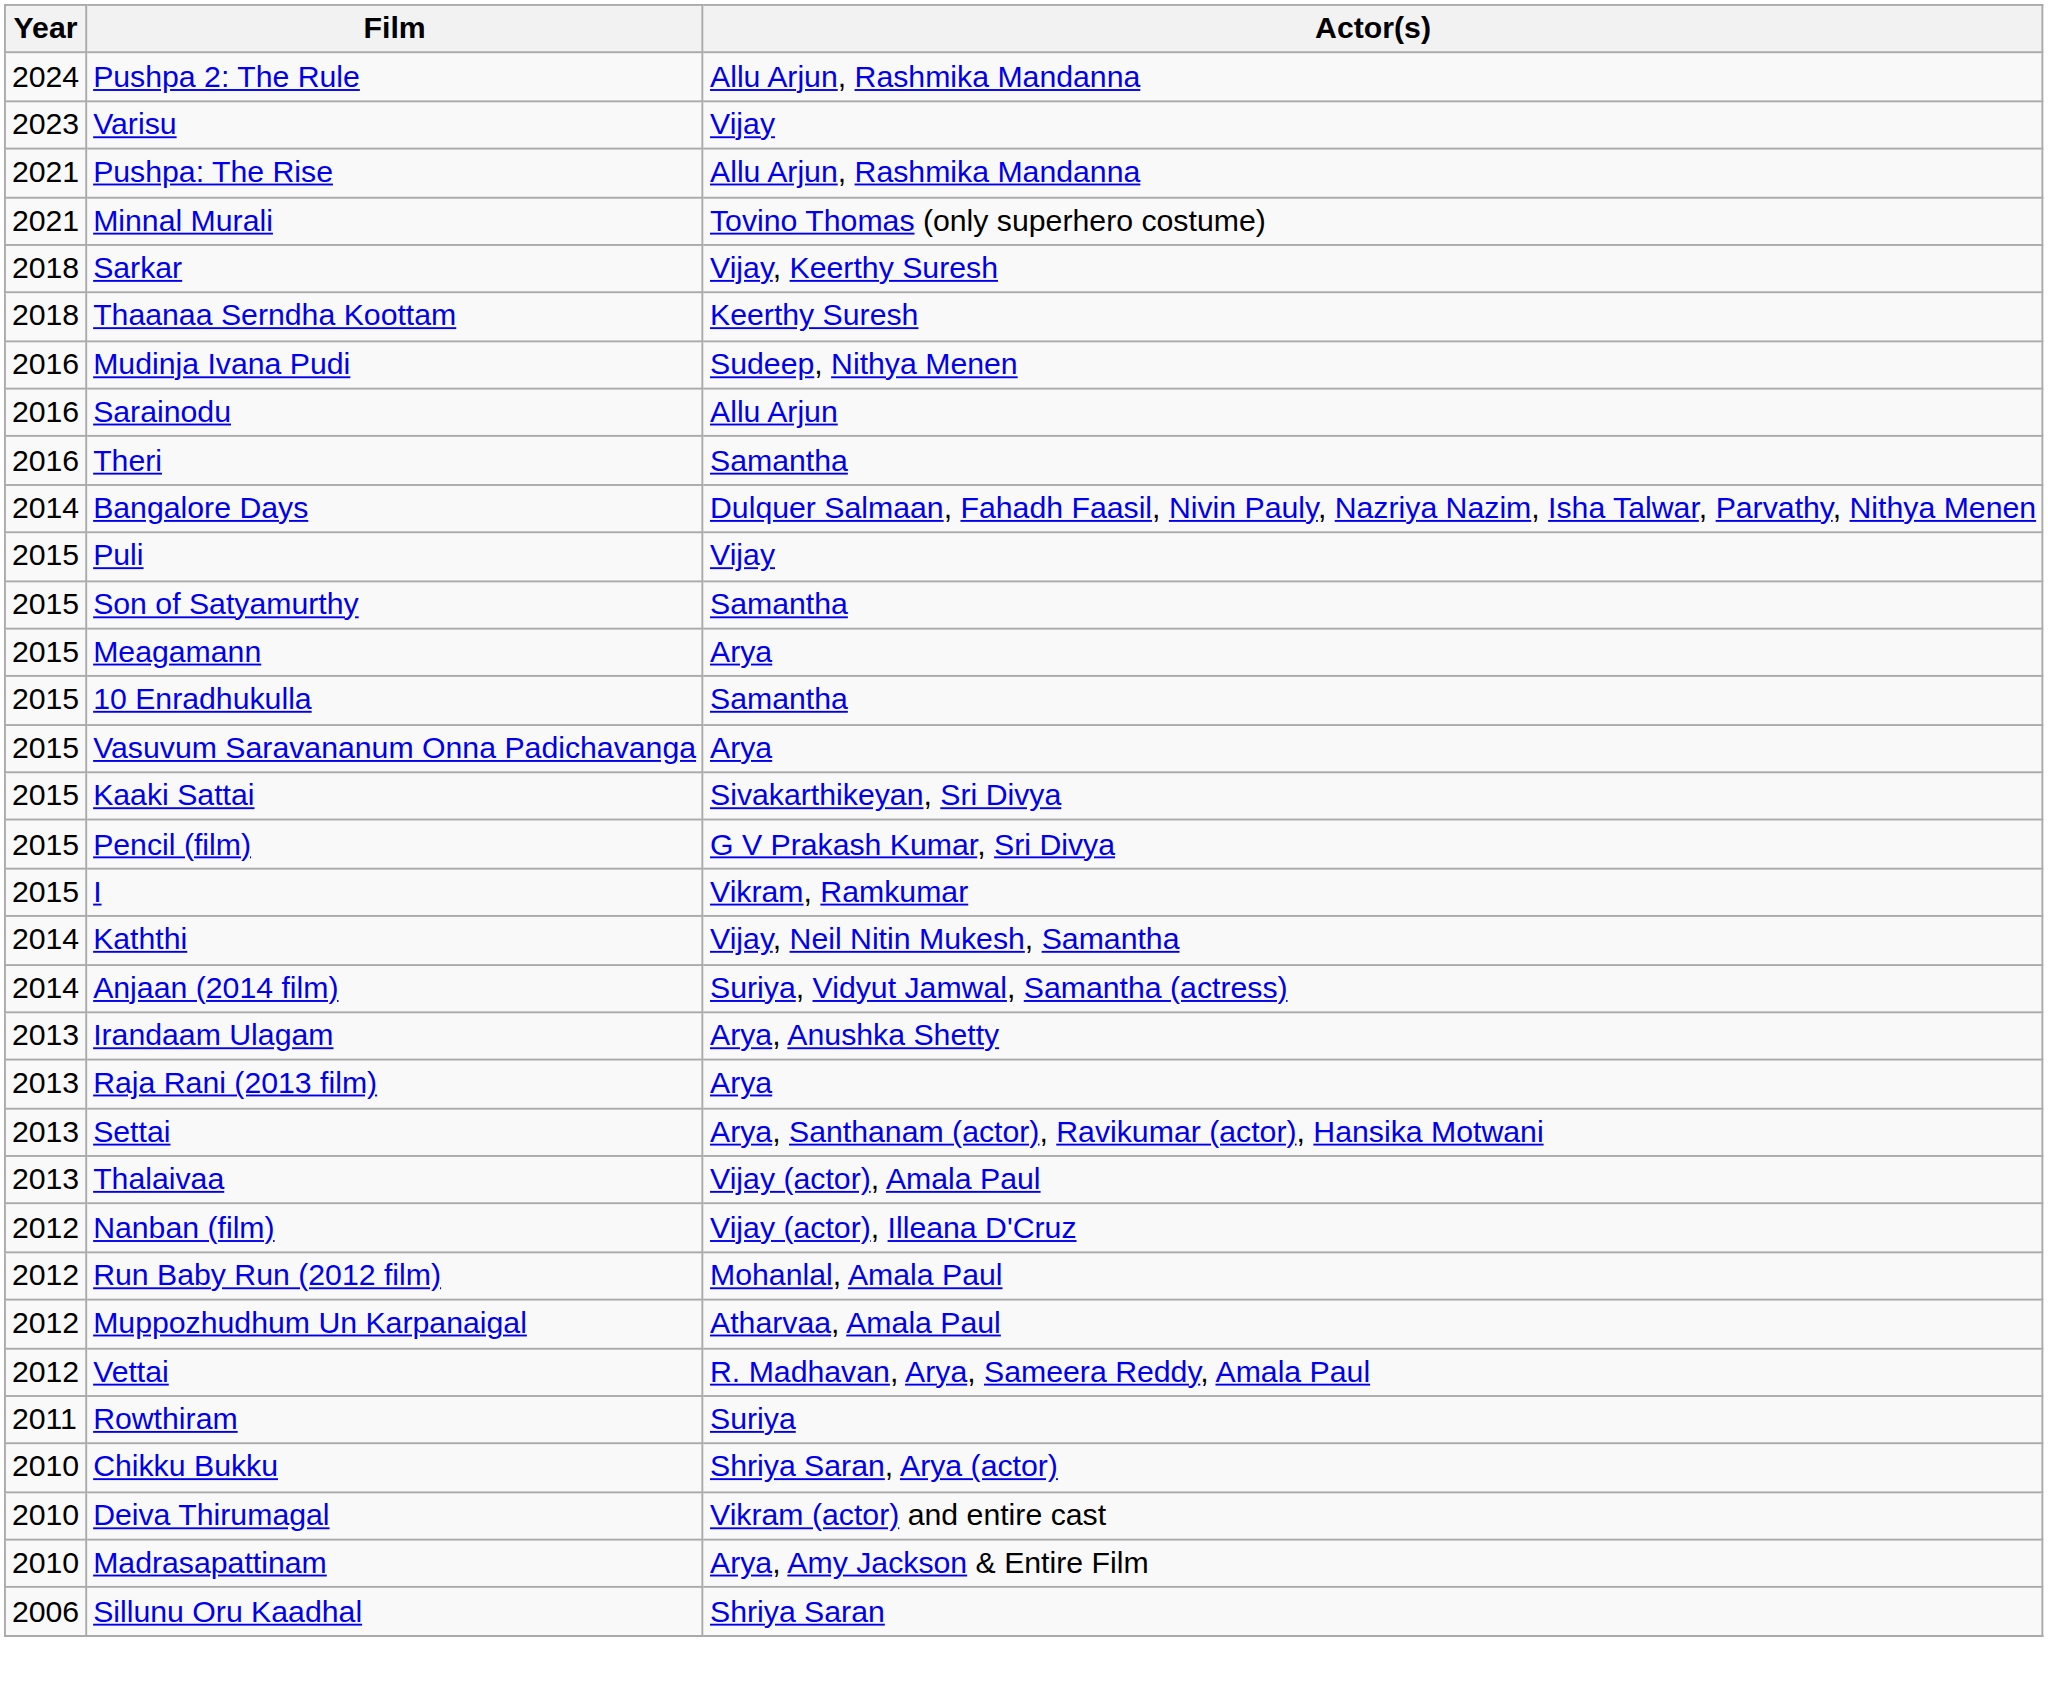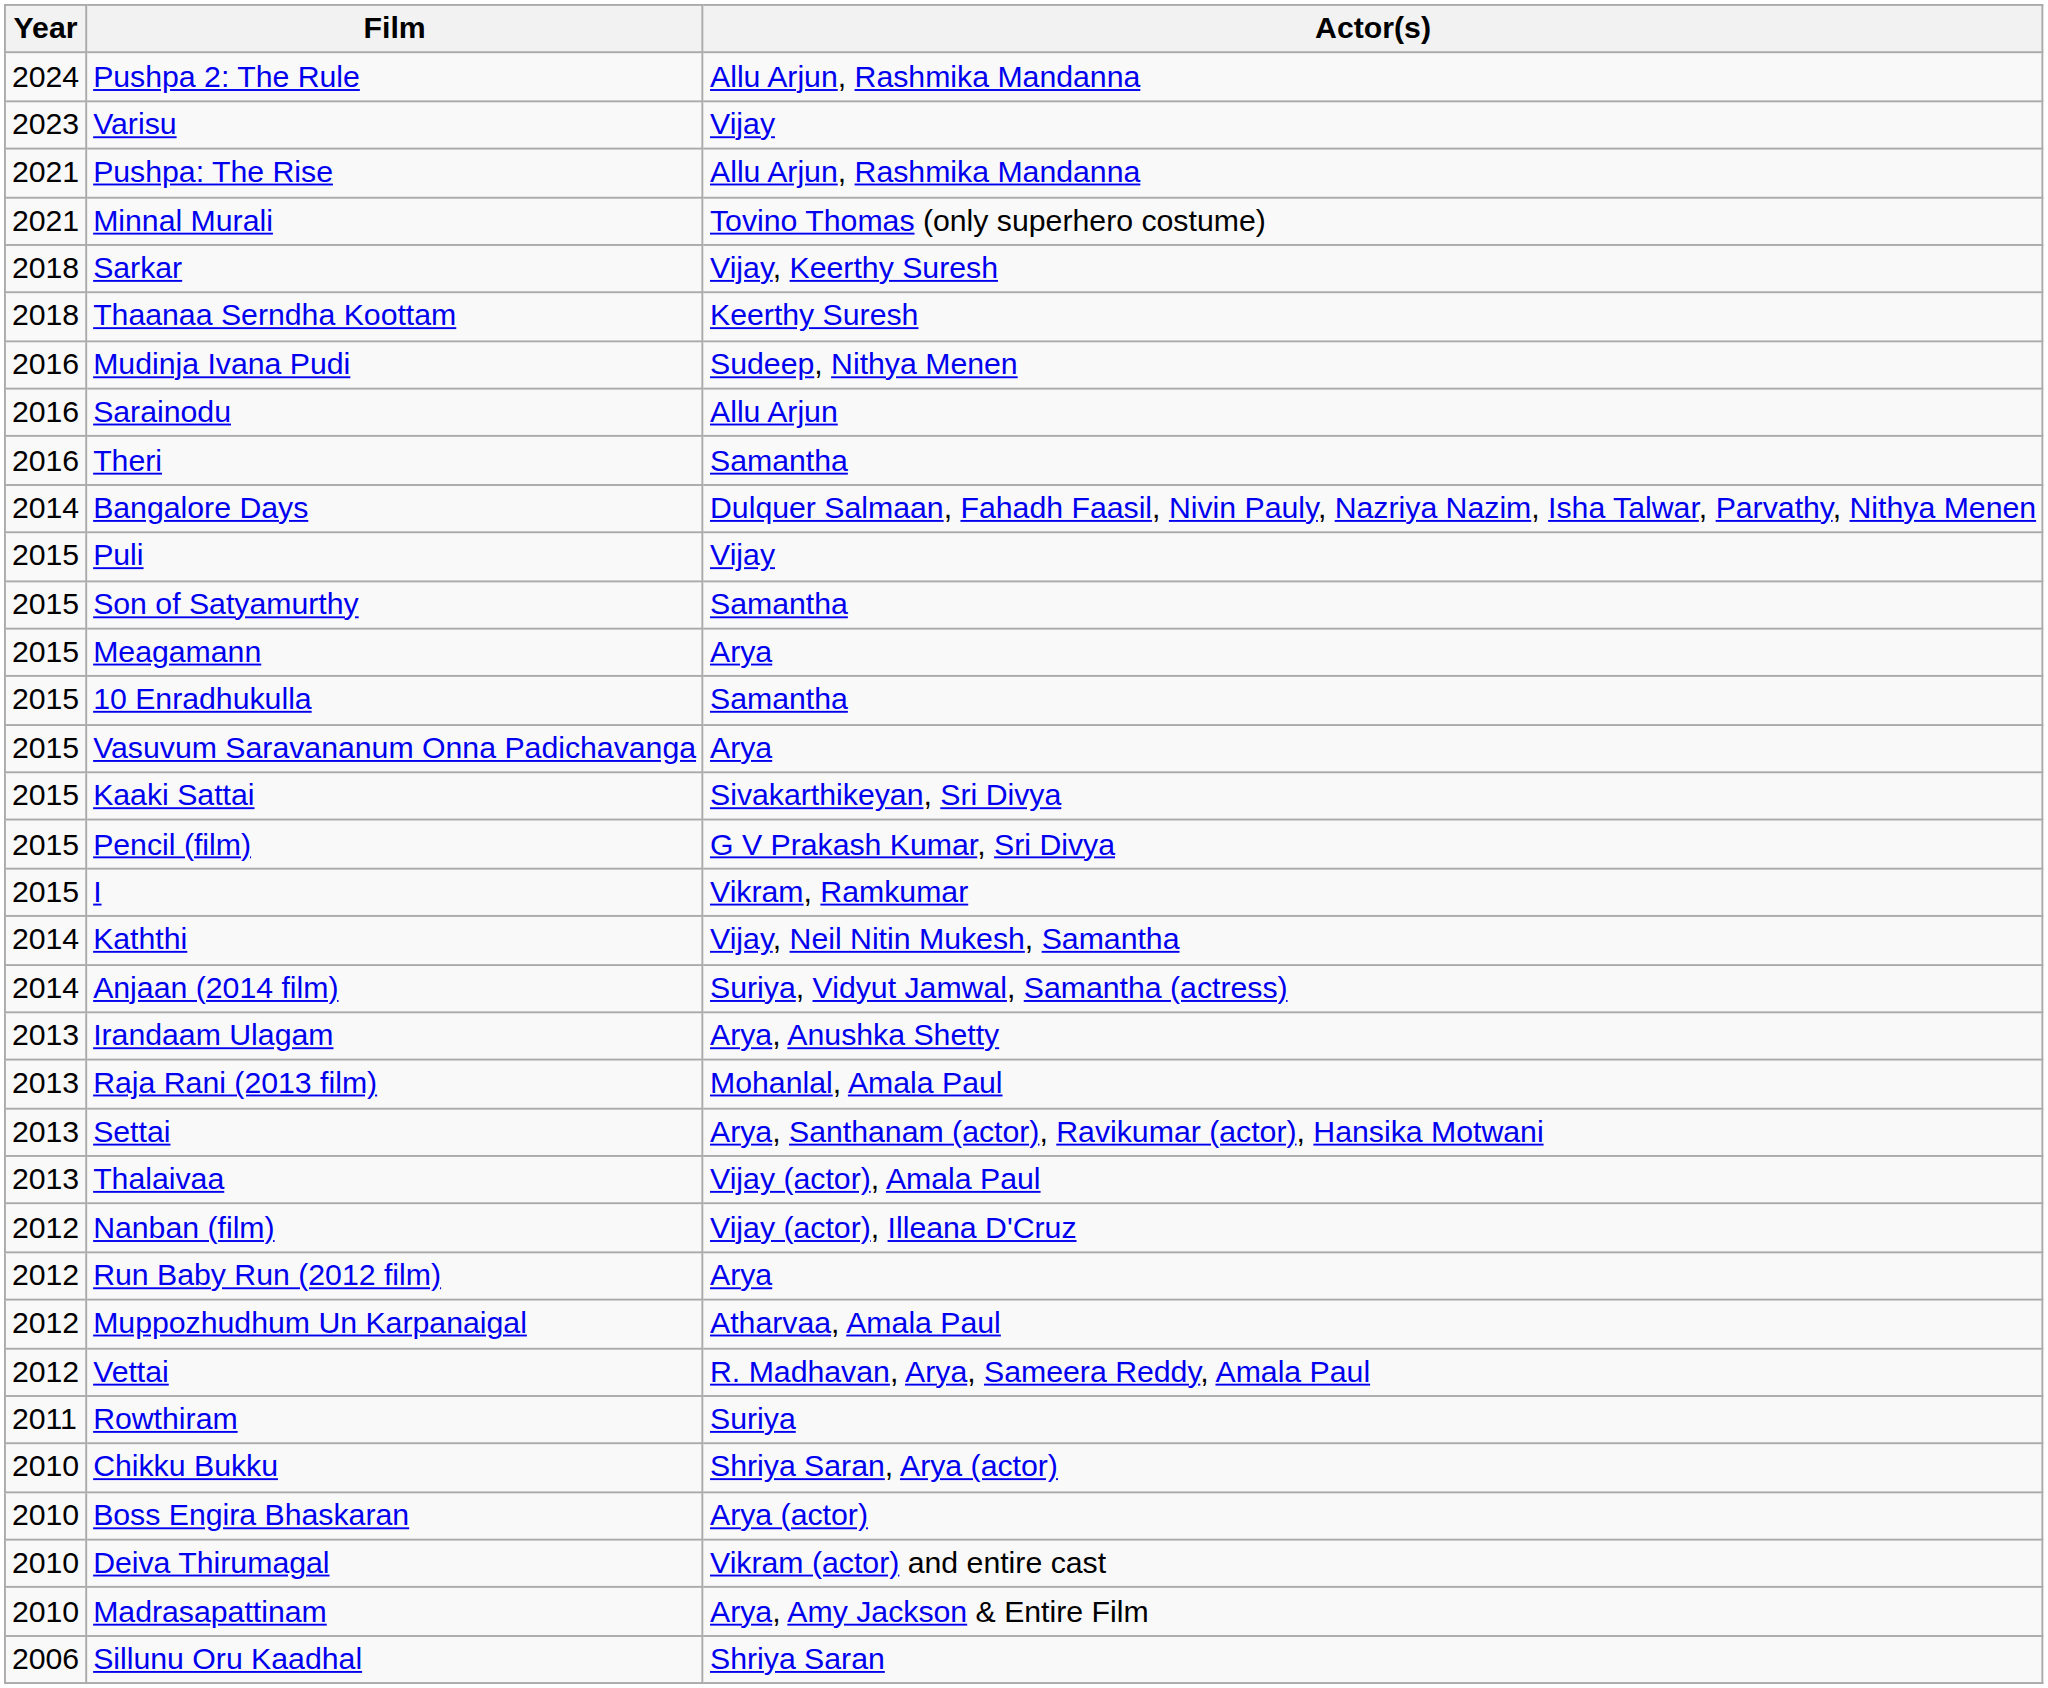(741, 1083) Arya -> (856, 1083) Mohanlal, Amala Paul
(856, 1275) Mohanlal, Amala Paul -> (741, 1275) Arya
+ row: (251, 1515)
